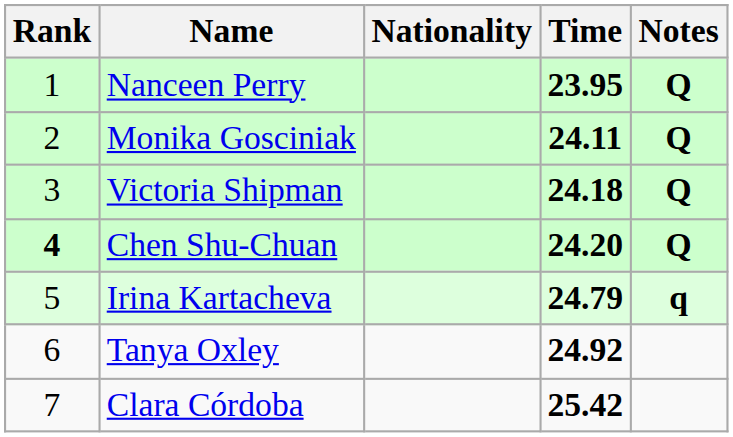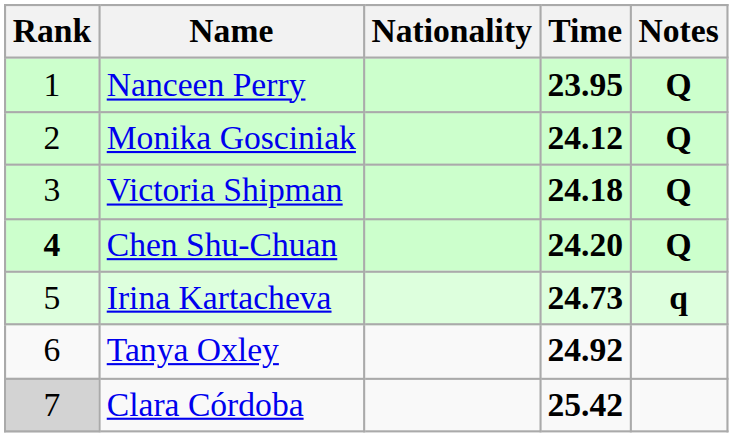(585, 137) 24.11 -> (585, 137) 24.12
(585, 297) 24.79 -> (585, 297) 24.73
(52, 404) no background -> (52, 404) lightgrey background
